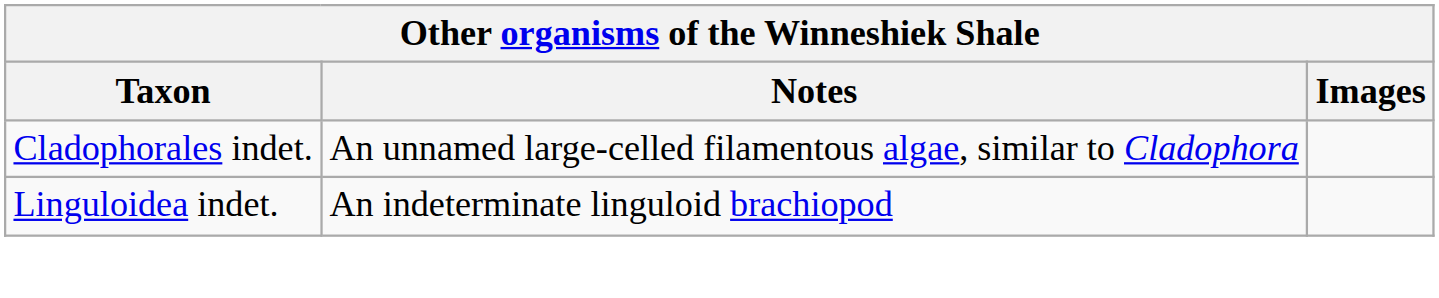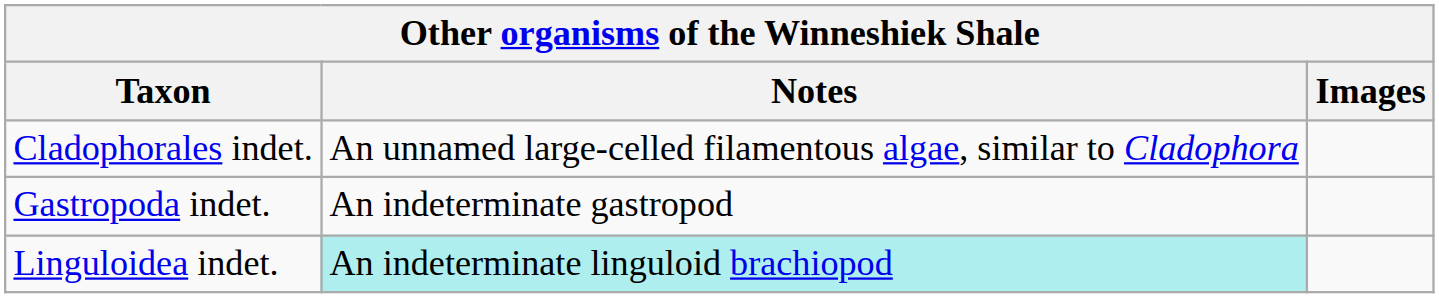+ row: (142, 205)
(611, 205) no background -> (611, 262) paleturquoise background
